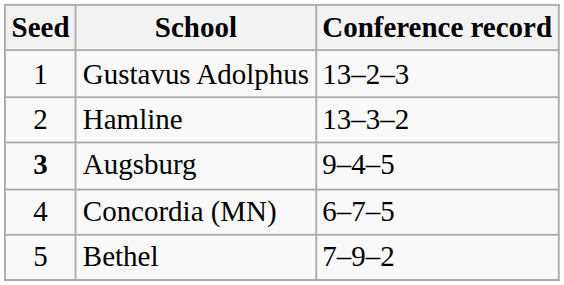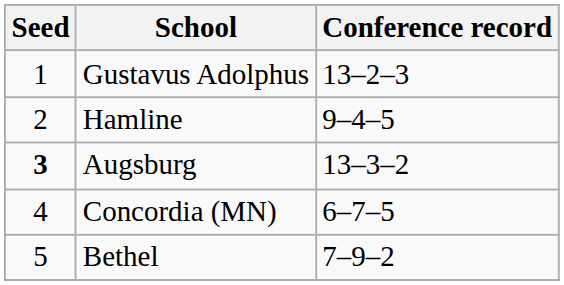(366, 119) 13–3–2 -> (358, 119) 9–4–5
(358, 165) 9–4–5 -> (366, 165) 13–3–2
